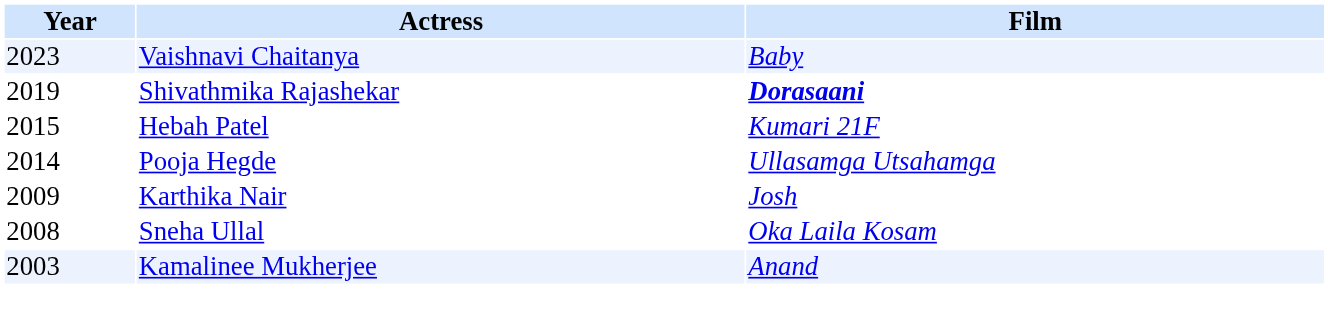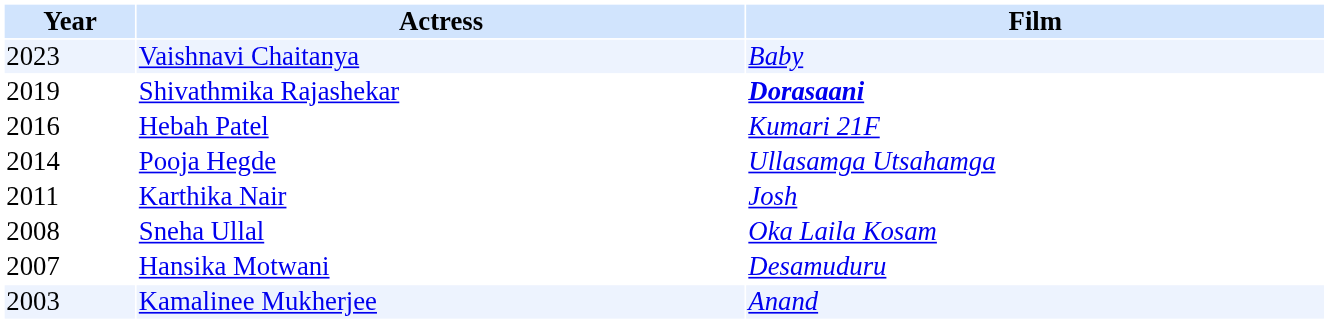(33, 126) 2015 -> (33, 126) 2016
(33, 196) 2009 -> (33, 196) 2011
+ row: (234, 266)
